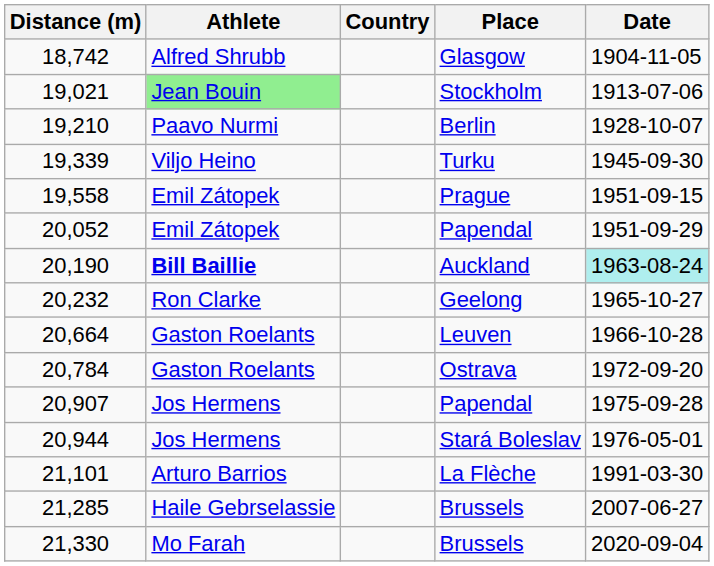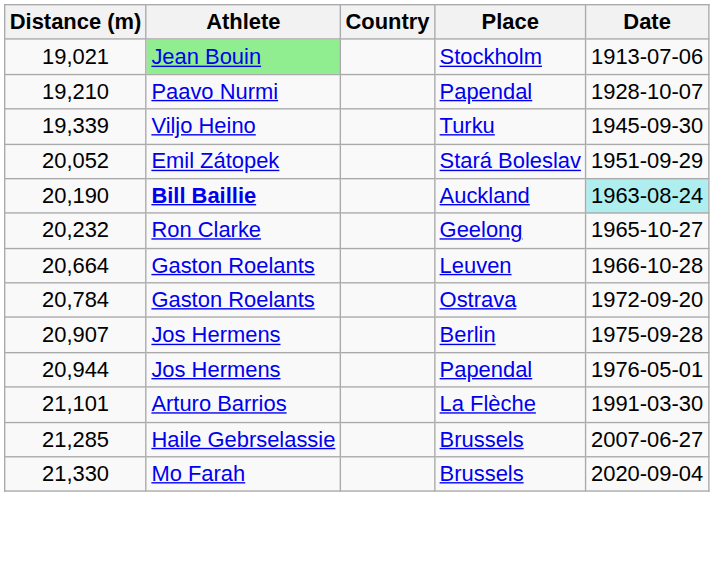- row: (76, 56)
(468, 126) Berlin -> (486, 91) Papendal
- row: (76, 195)
(486, 230) Papendal -> (510, 160) Stará Boleslav
(486, 404) Papendal -> (468, 334) Berlin
(510, 439) Stará Boleslav -> (486, 369) Papendal
